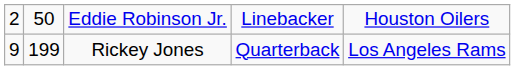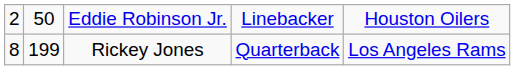(14, 49) 9 -> (14, 49) 8
